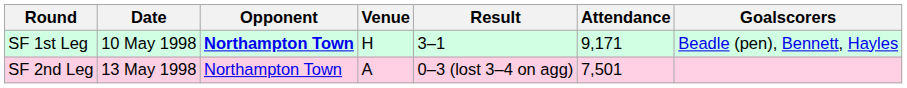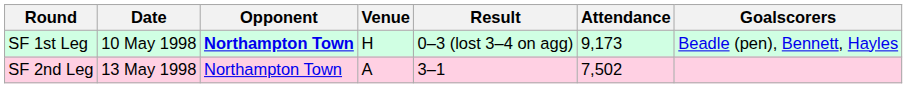(431, 43) 3–1 -> (495, 43) 0–3 (lost 3–4 on agg)
(602, 43) 9,171 -> (602, 43) 9,173
(495, 69) 0–3 (lost 3–4 on agg) -> (431, 69) 3–1
(602, 69) 7,501 -> (602, 69) 7,502
